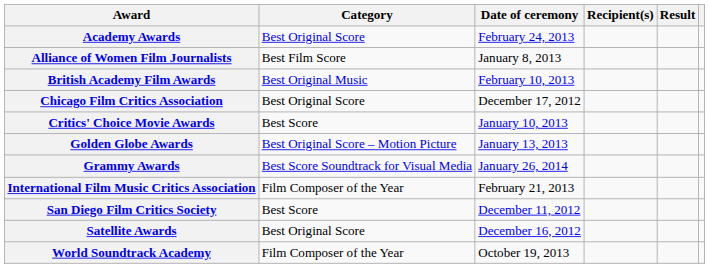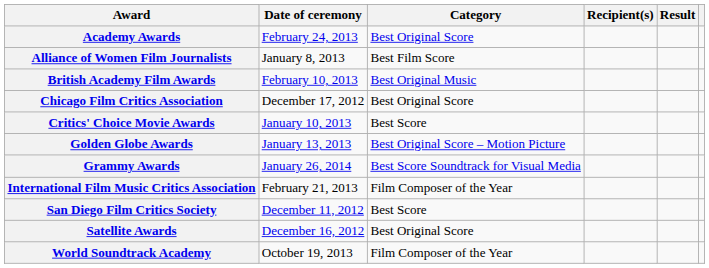columns swapped: (530, 15) <-> (367, 15)
